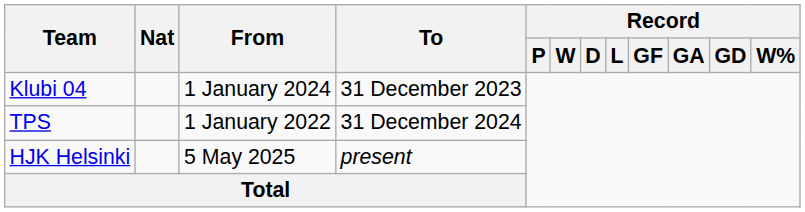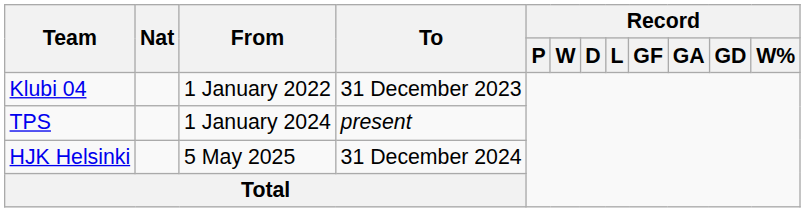(257, 88) 1 January 2024 -> (257, 88) 1 January 2022
(257, 122) 1 January 2022 -> (257, 122) 1 January 2024
(431, 122) 31 December 2024 -> (376, 122) present
(376, 156) present -> (431, 156) 31 December 2024
